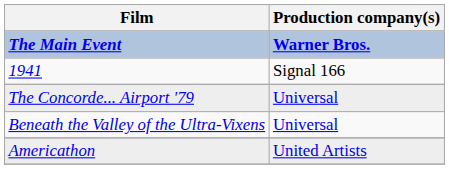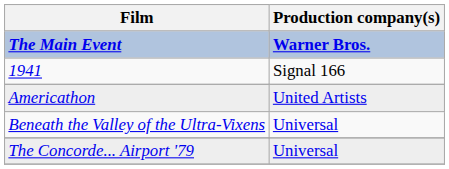rows swapped: (52, 151) <-> (101, 97)
